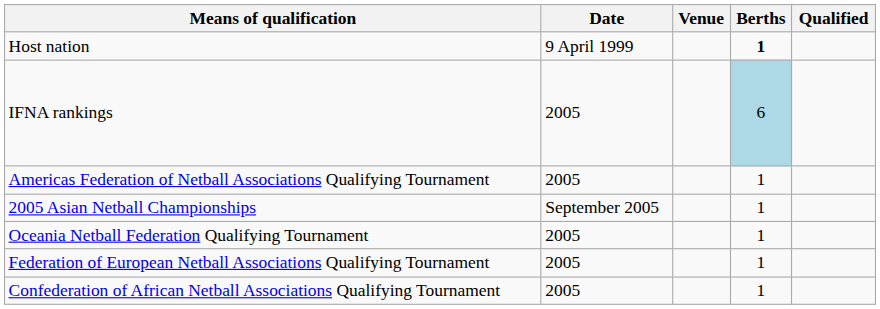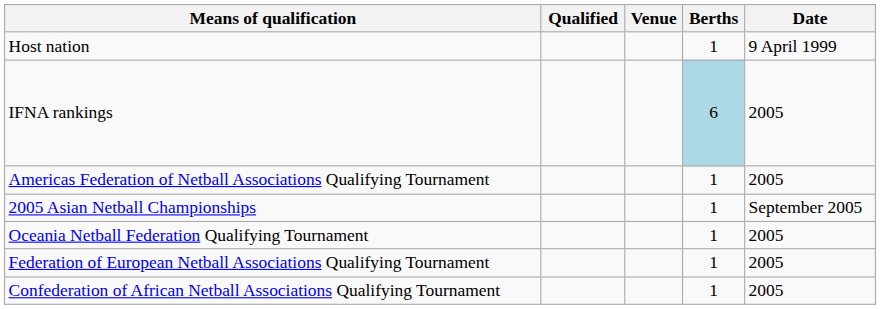columns swapped: (607, 18) <-> (834, 18)
(761, 45) bold -> (714, 45) normal
